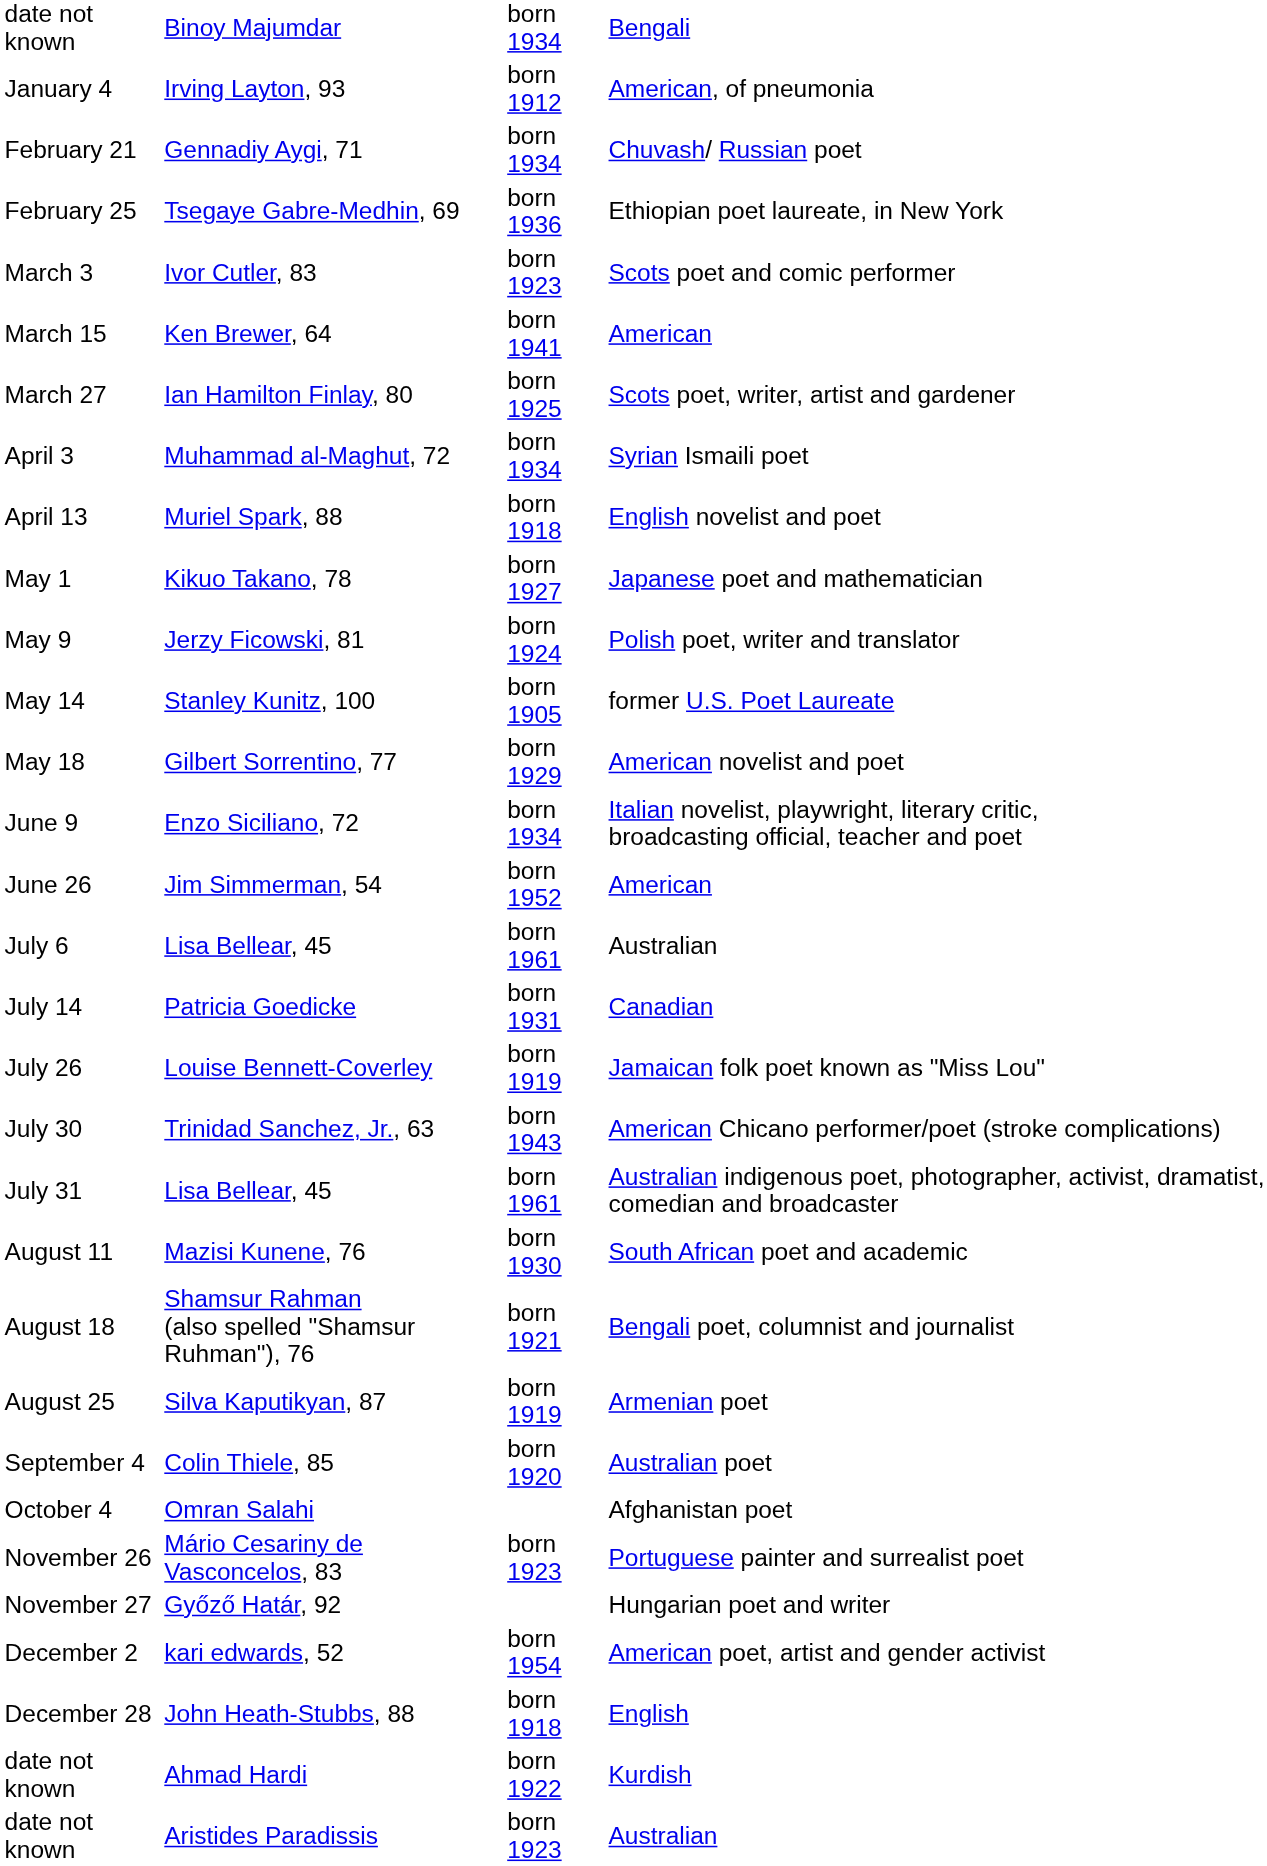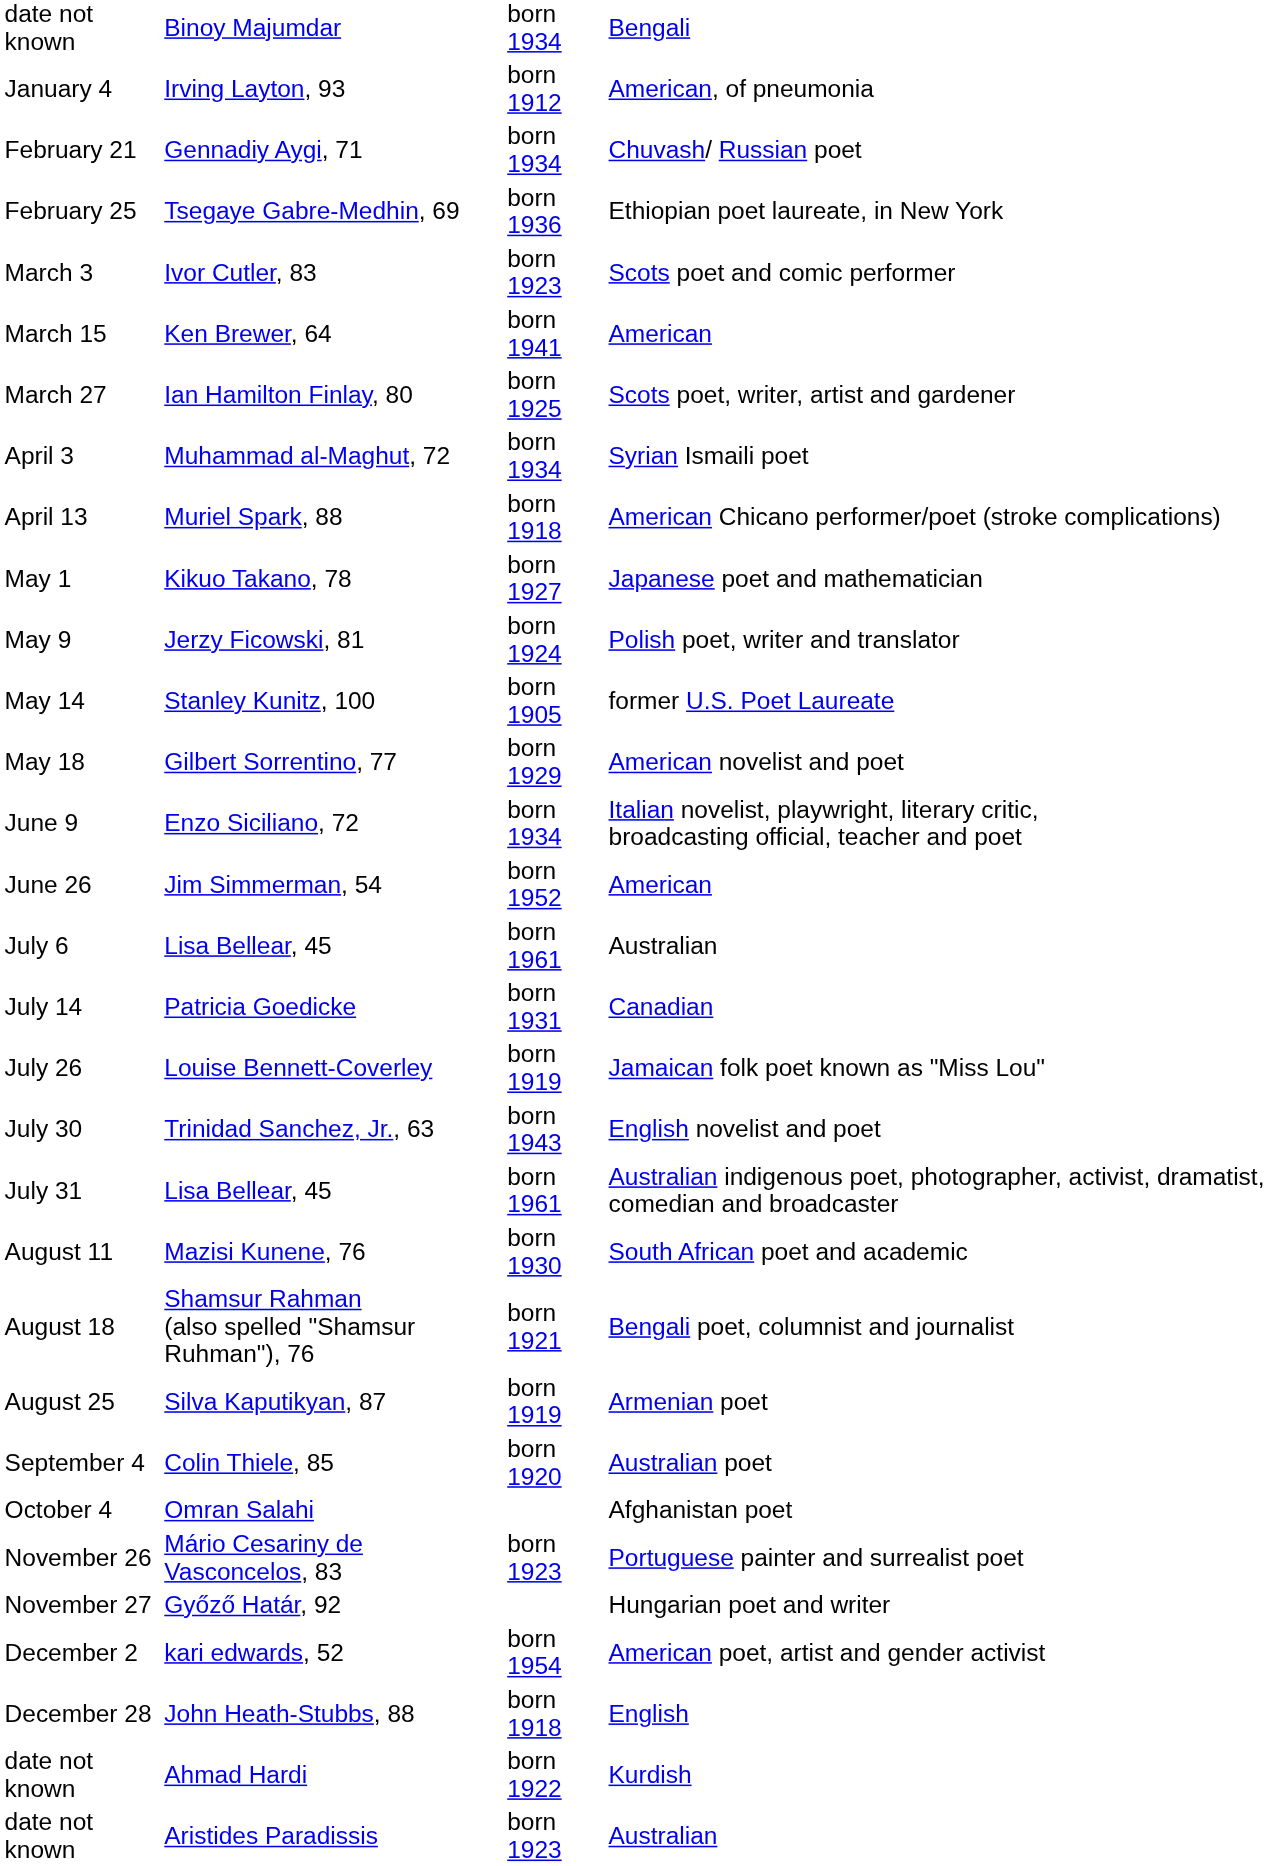(745, 517) English novelist and poet -> (915, 517) American Chicano performer/poet (stroke complications)
(915, 1129) American Chicano performer/poet (stroke complications) -> (745, 1129) English novelist and poet
